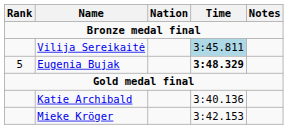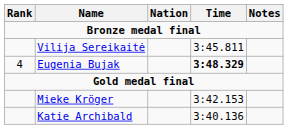(218, 47) lightblue background -> (218, 47) no background
(20, 64) 5 -> (20, 64) 4
rows swapped: (85, 99) <-> (75, 116)
